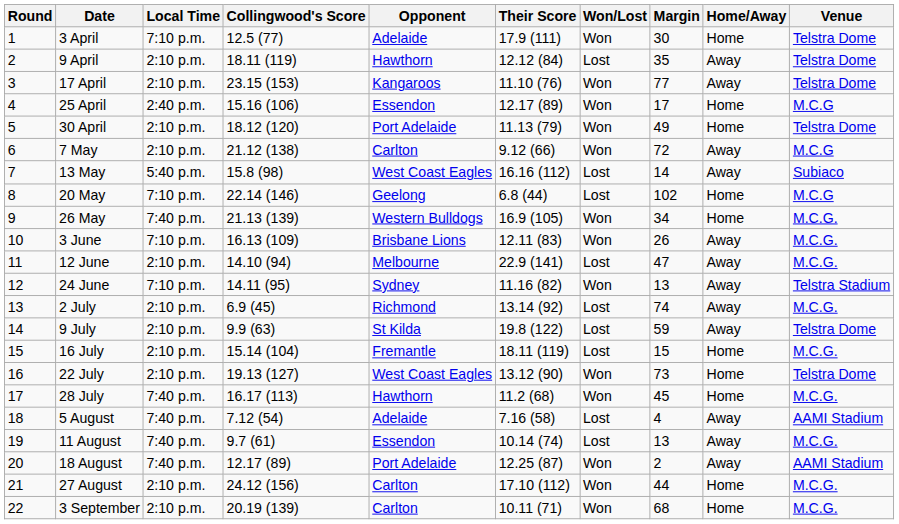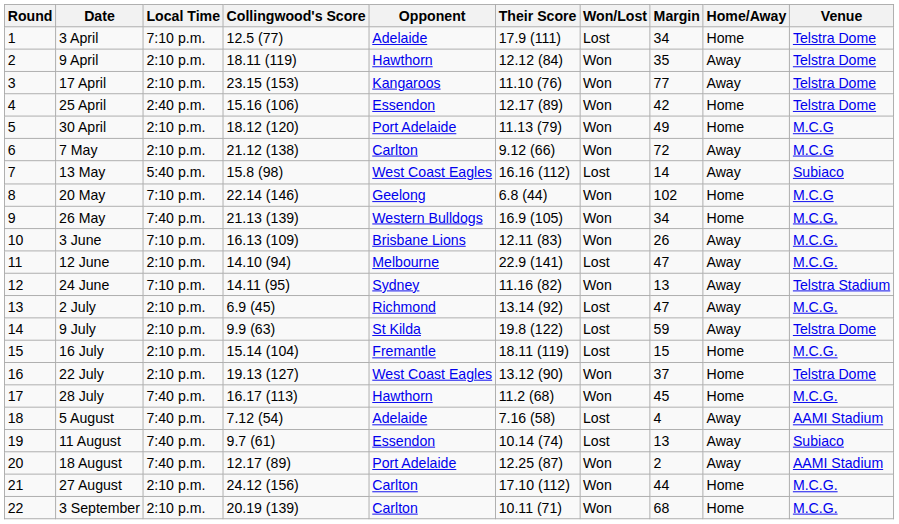(597, 38) Won -> (596, 38) Lost
(661, 38) 30 -> (661, 38) 34
(596, 61) Lost -> (597, 61) Won
(661, 105) 17 -> (661, 105) 42
(813, 105) M.C.G -> (834, 105) Telstra Dome
(834, 128) Telstra Dome -> (813, 128) M.C.G
(596, 195) Lost -> (597, 195) Won
(661, 307) 74 -> (661, 307) 47
(661, 374) 73 -> (661, 374) 37
(815, 441) M.C.G. -> (818, 441) Subiaco
